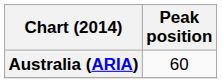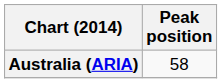(179, 63) 60 -> (179, 63) 58
